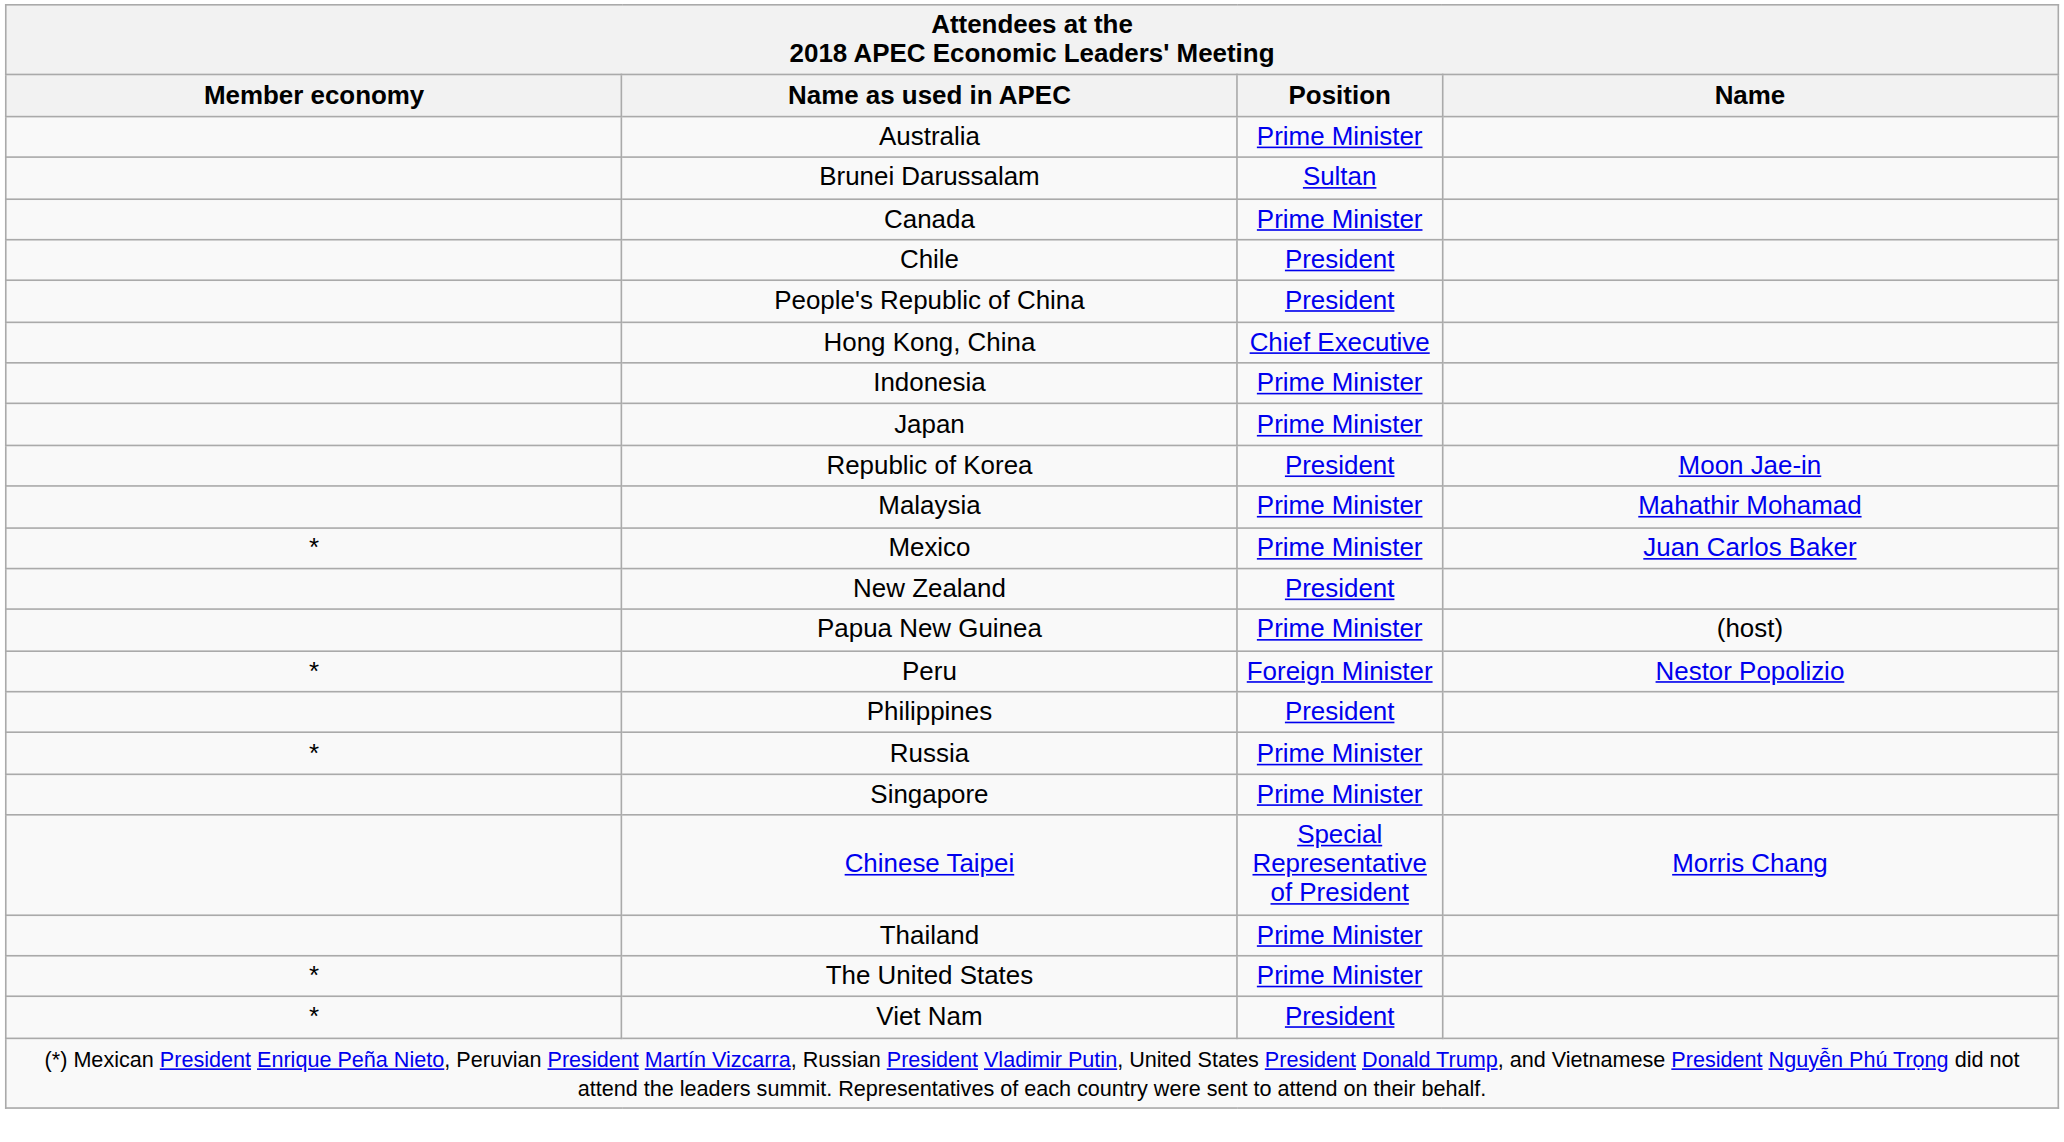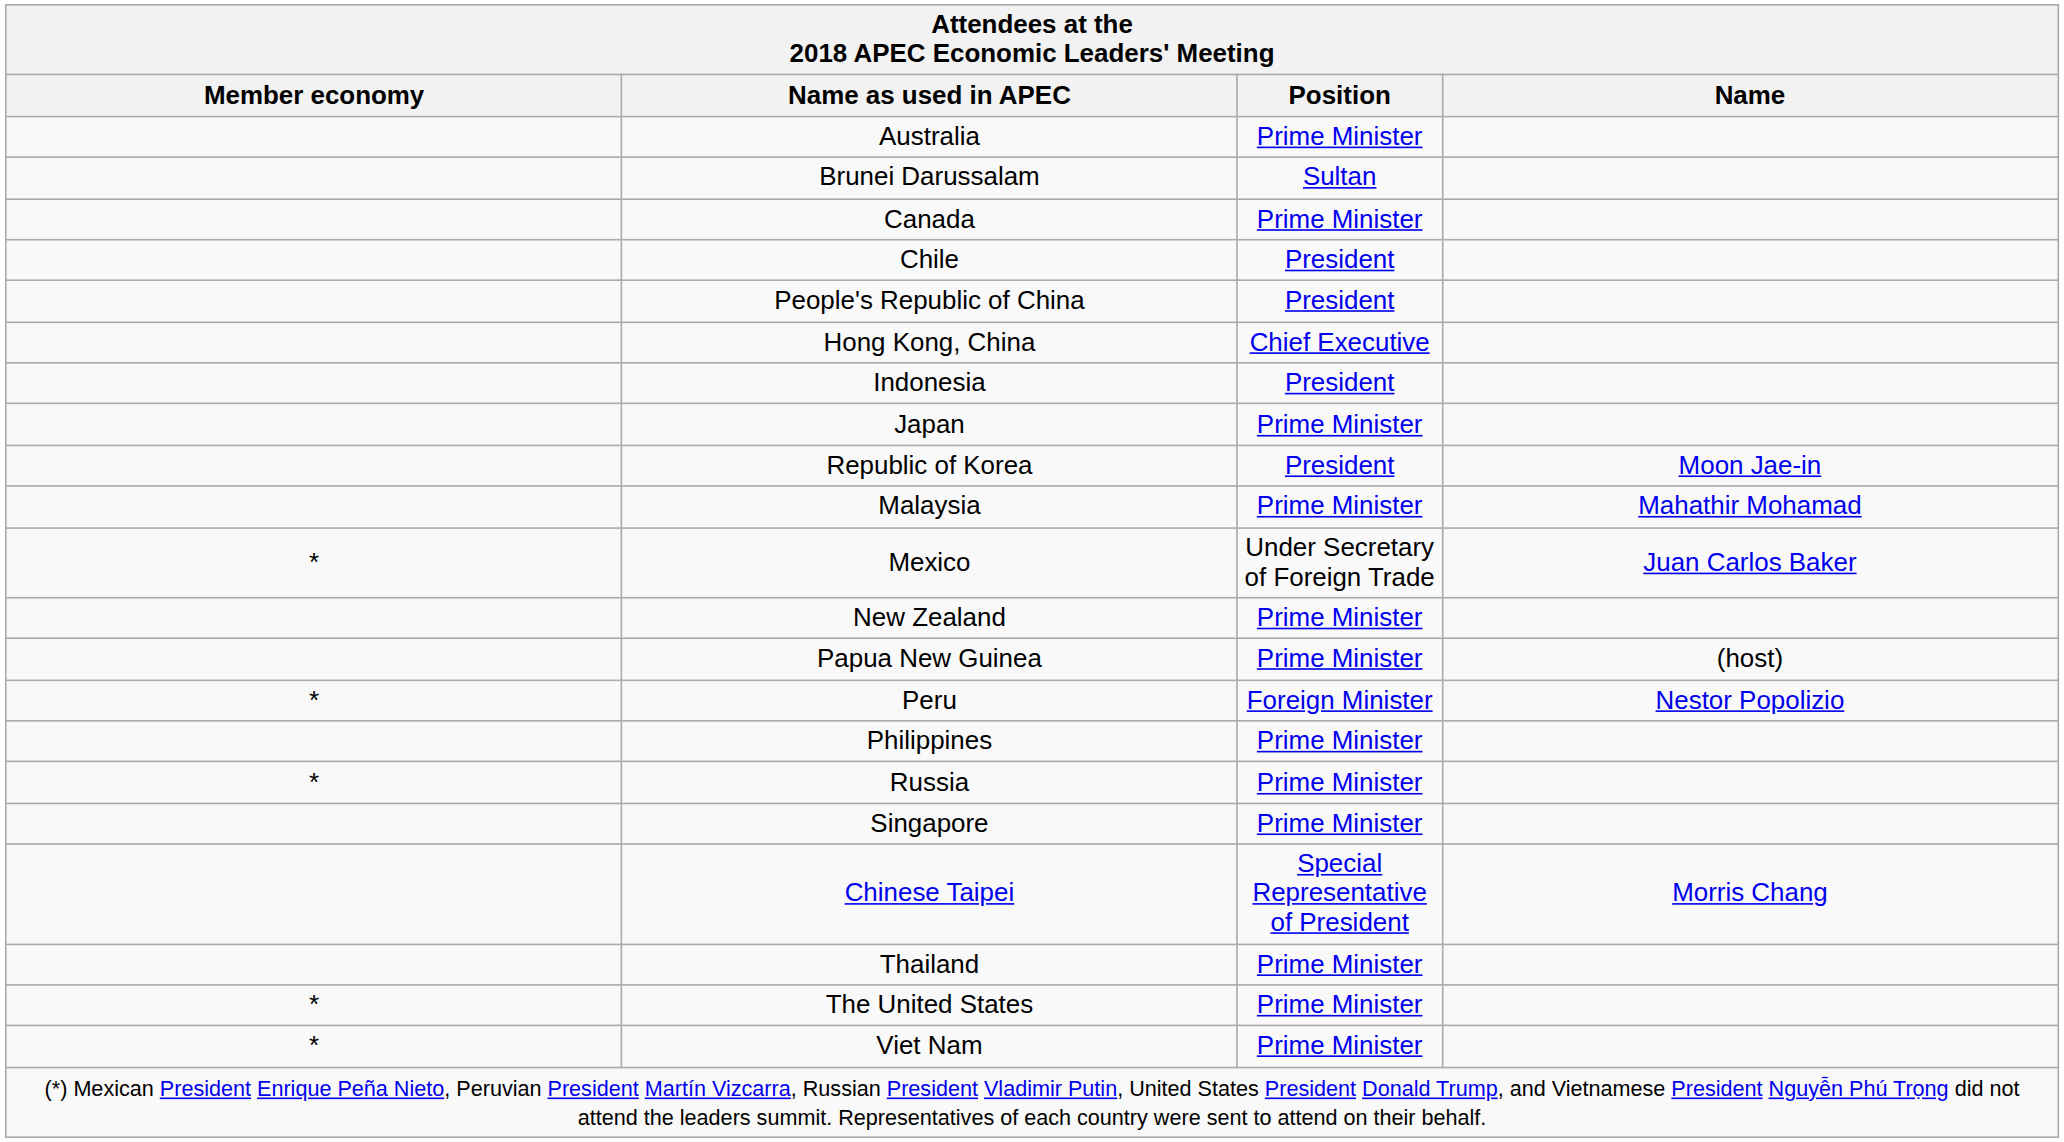(1340, 383) Prime Minister -> (1340, 383) President
(1340, 547) Prime Minister -> (1340, 562) Under Secretary of Foreign Trade
(1340, 588) President -> (1340, 617) Prime Minister
(1340, 711) President -> (1340, 741) Prime Minister
(1340, 1016) President -> (1340, 1046) Prime Minister
